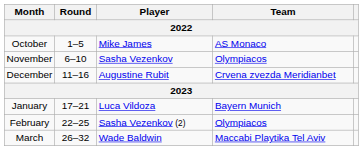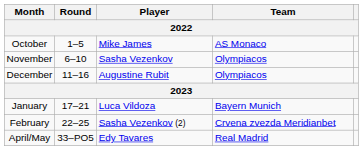(275, 75) Crvena zvezda Meridianbet -> (241, 75) Olympiacos
(241, 122) Olympiacos -> (275, 122) Crvena zvezda Meridianbet
- row: (29, 138)
+ row: (29, 138)
